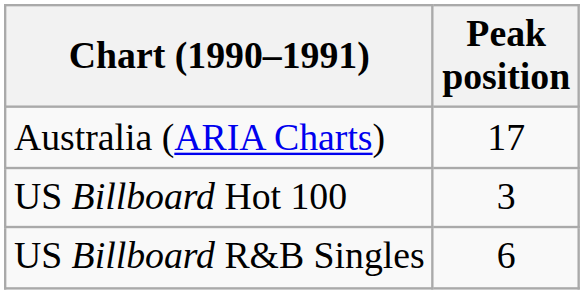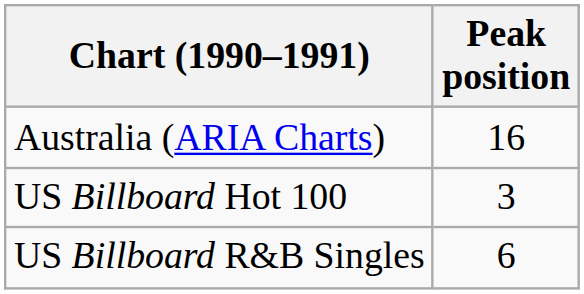(506, 136) 17 -> (506, 136) 16
